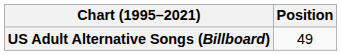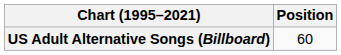(305, 38) 49 -> (305, 38) 60
